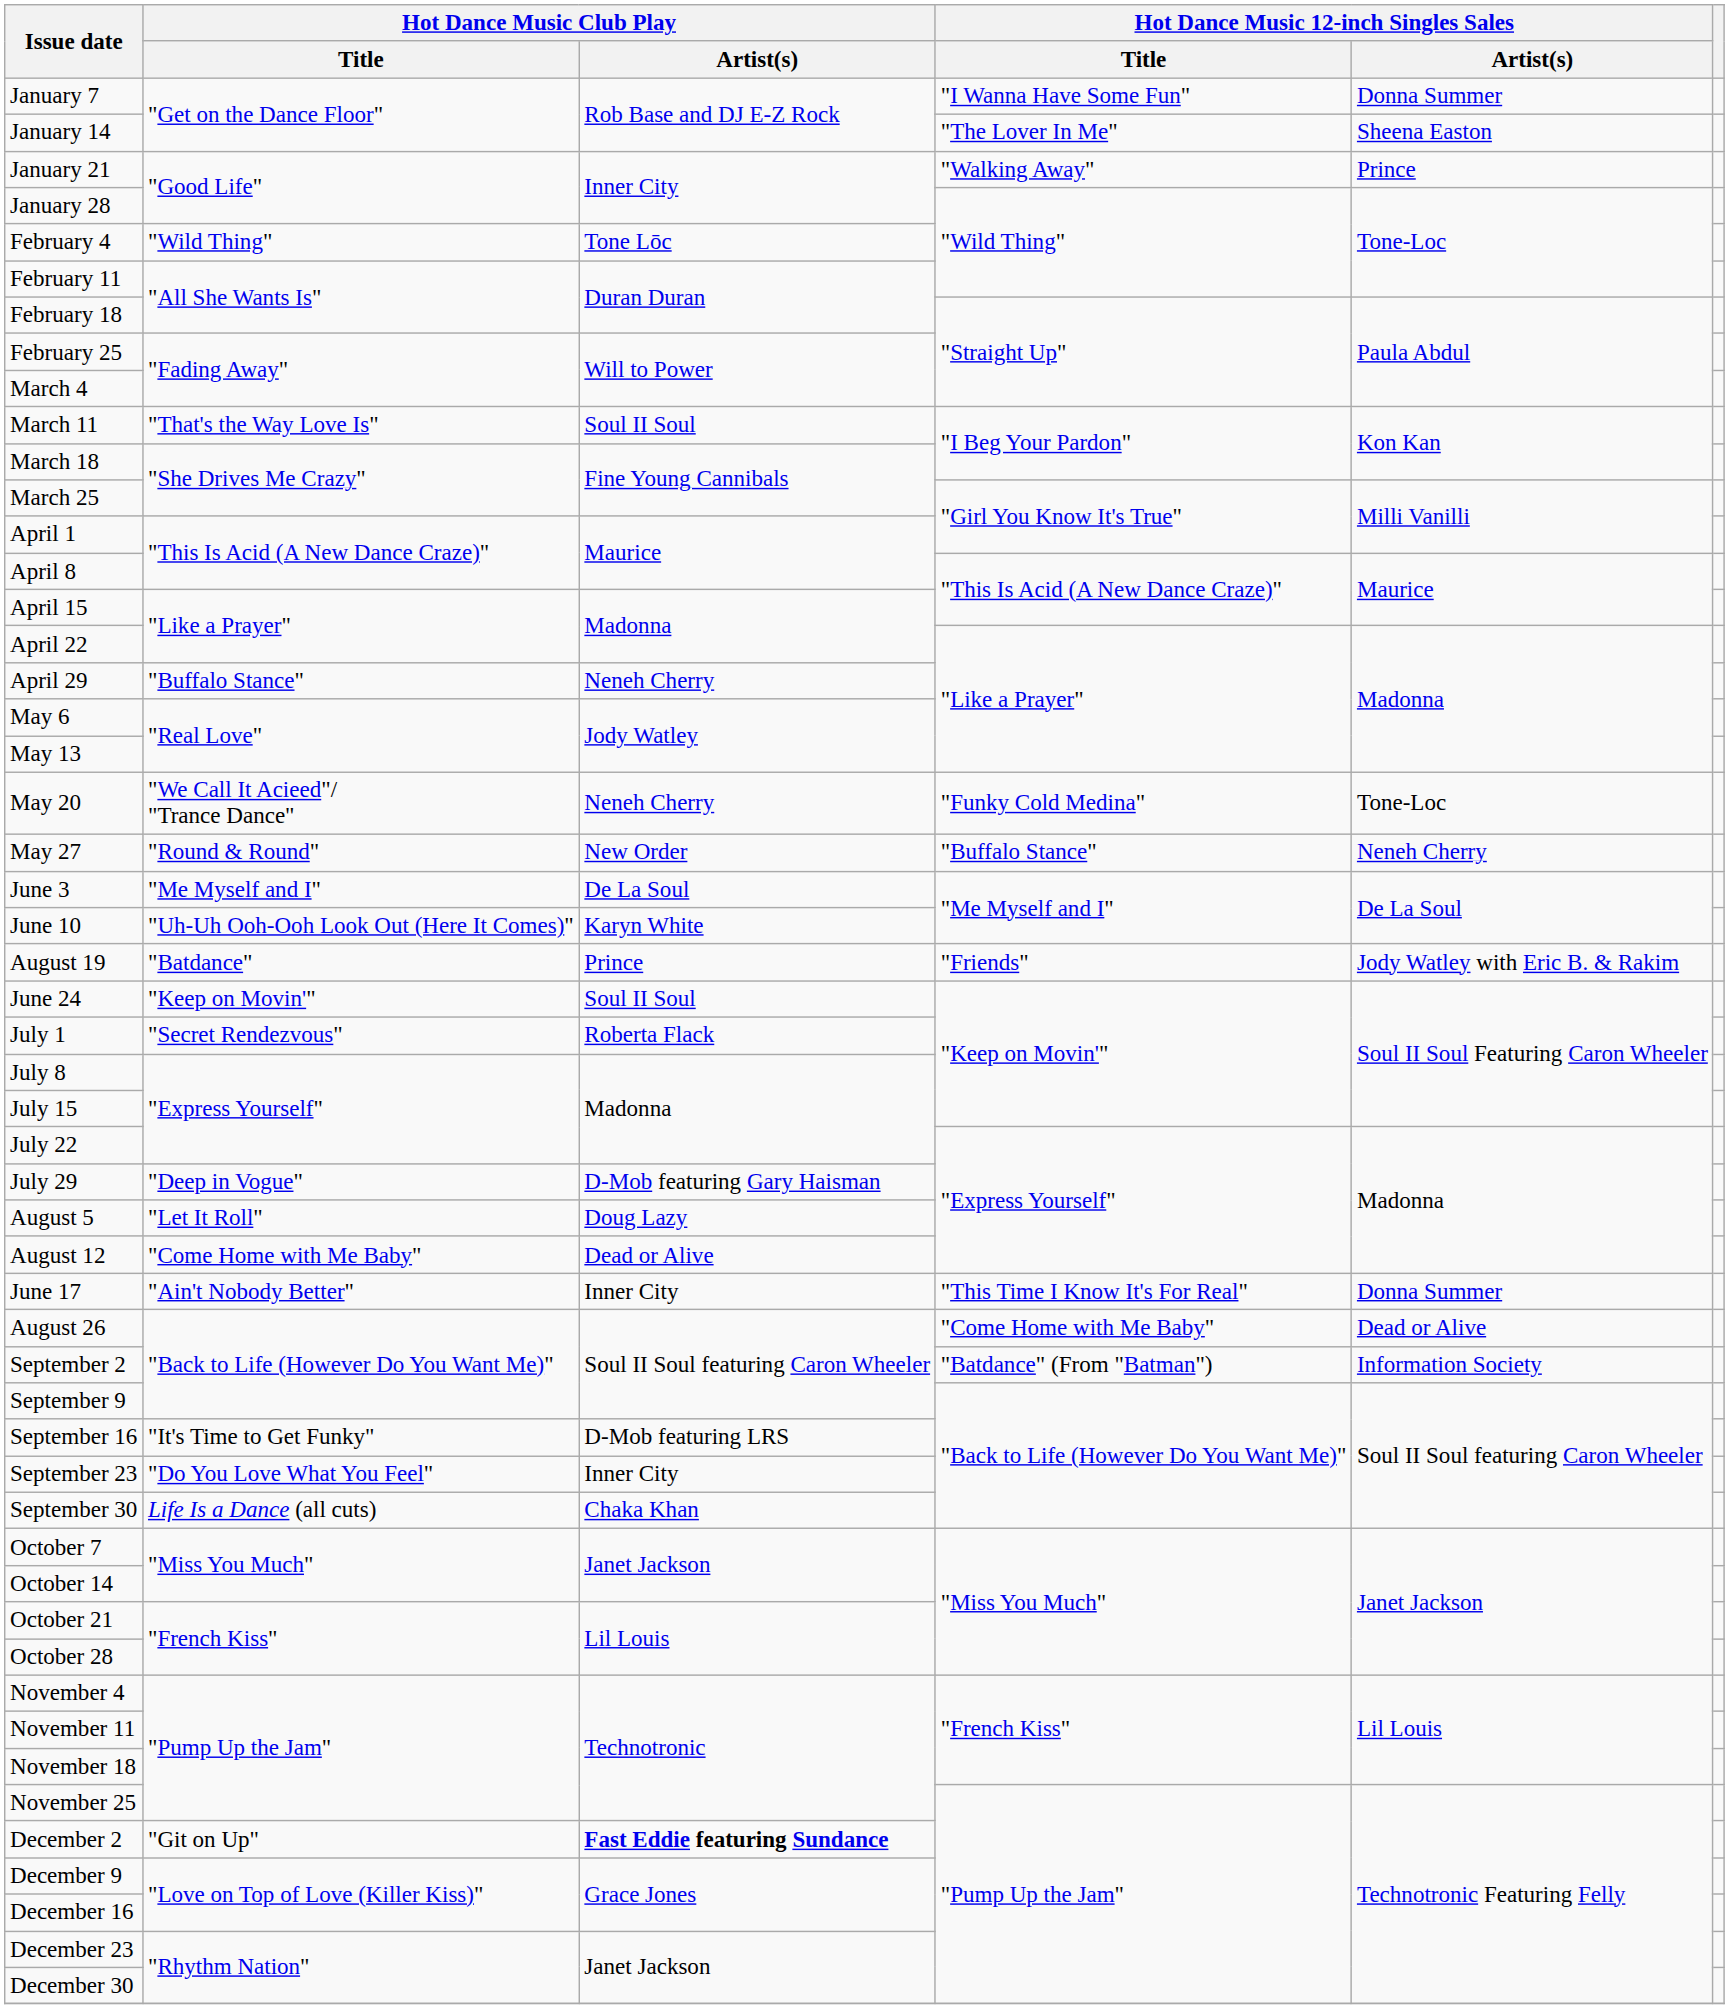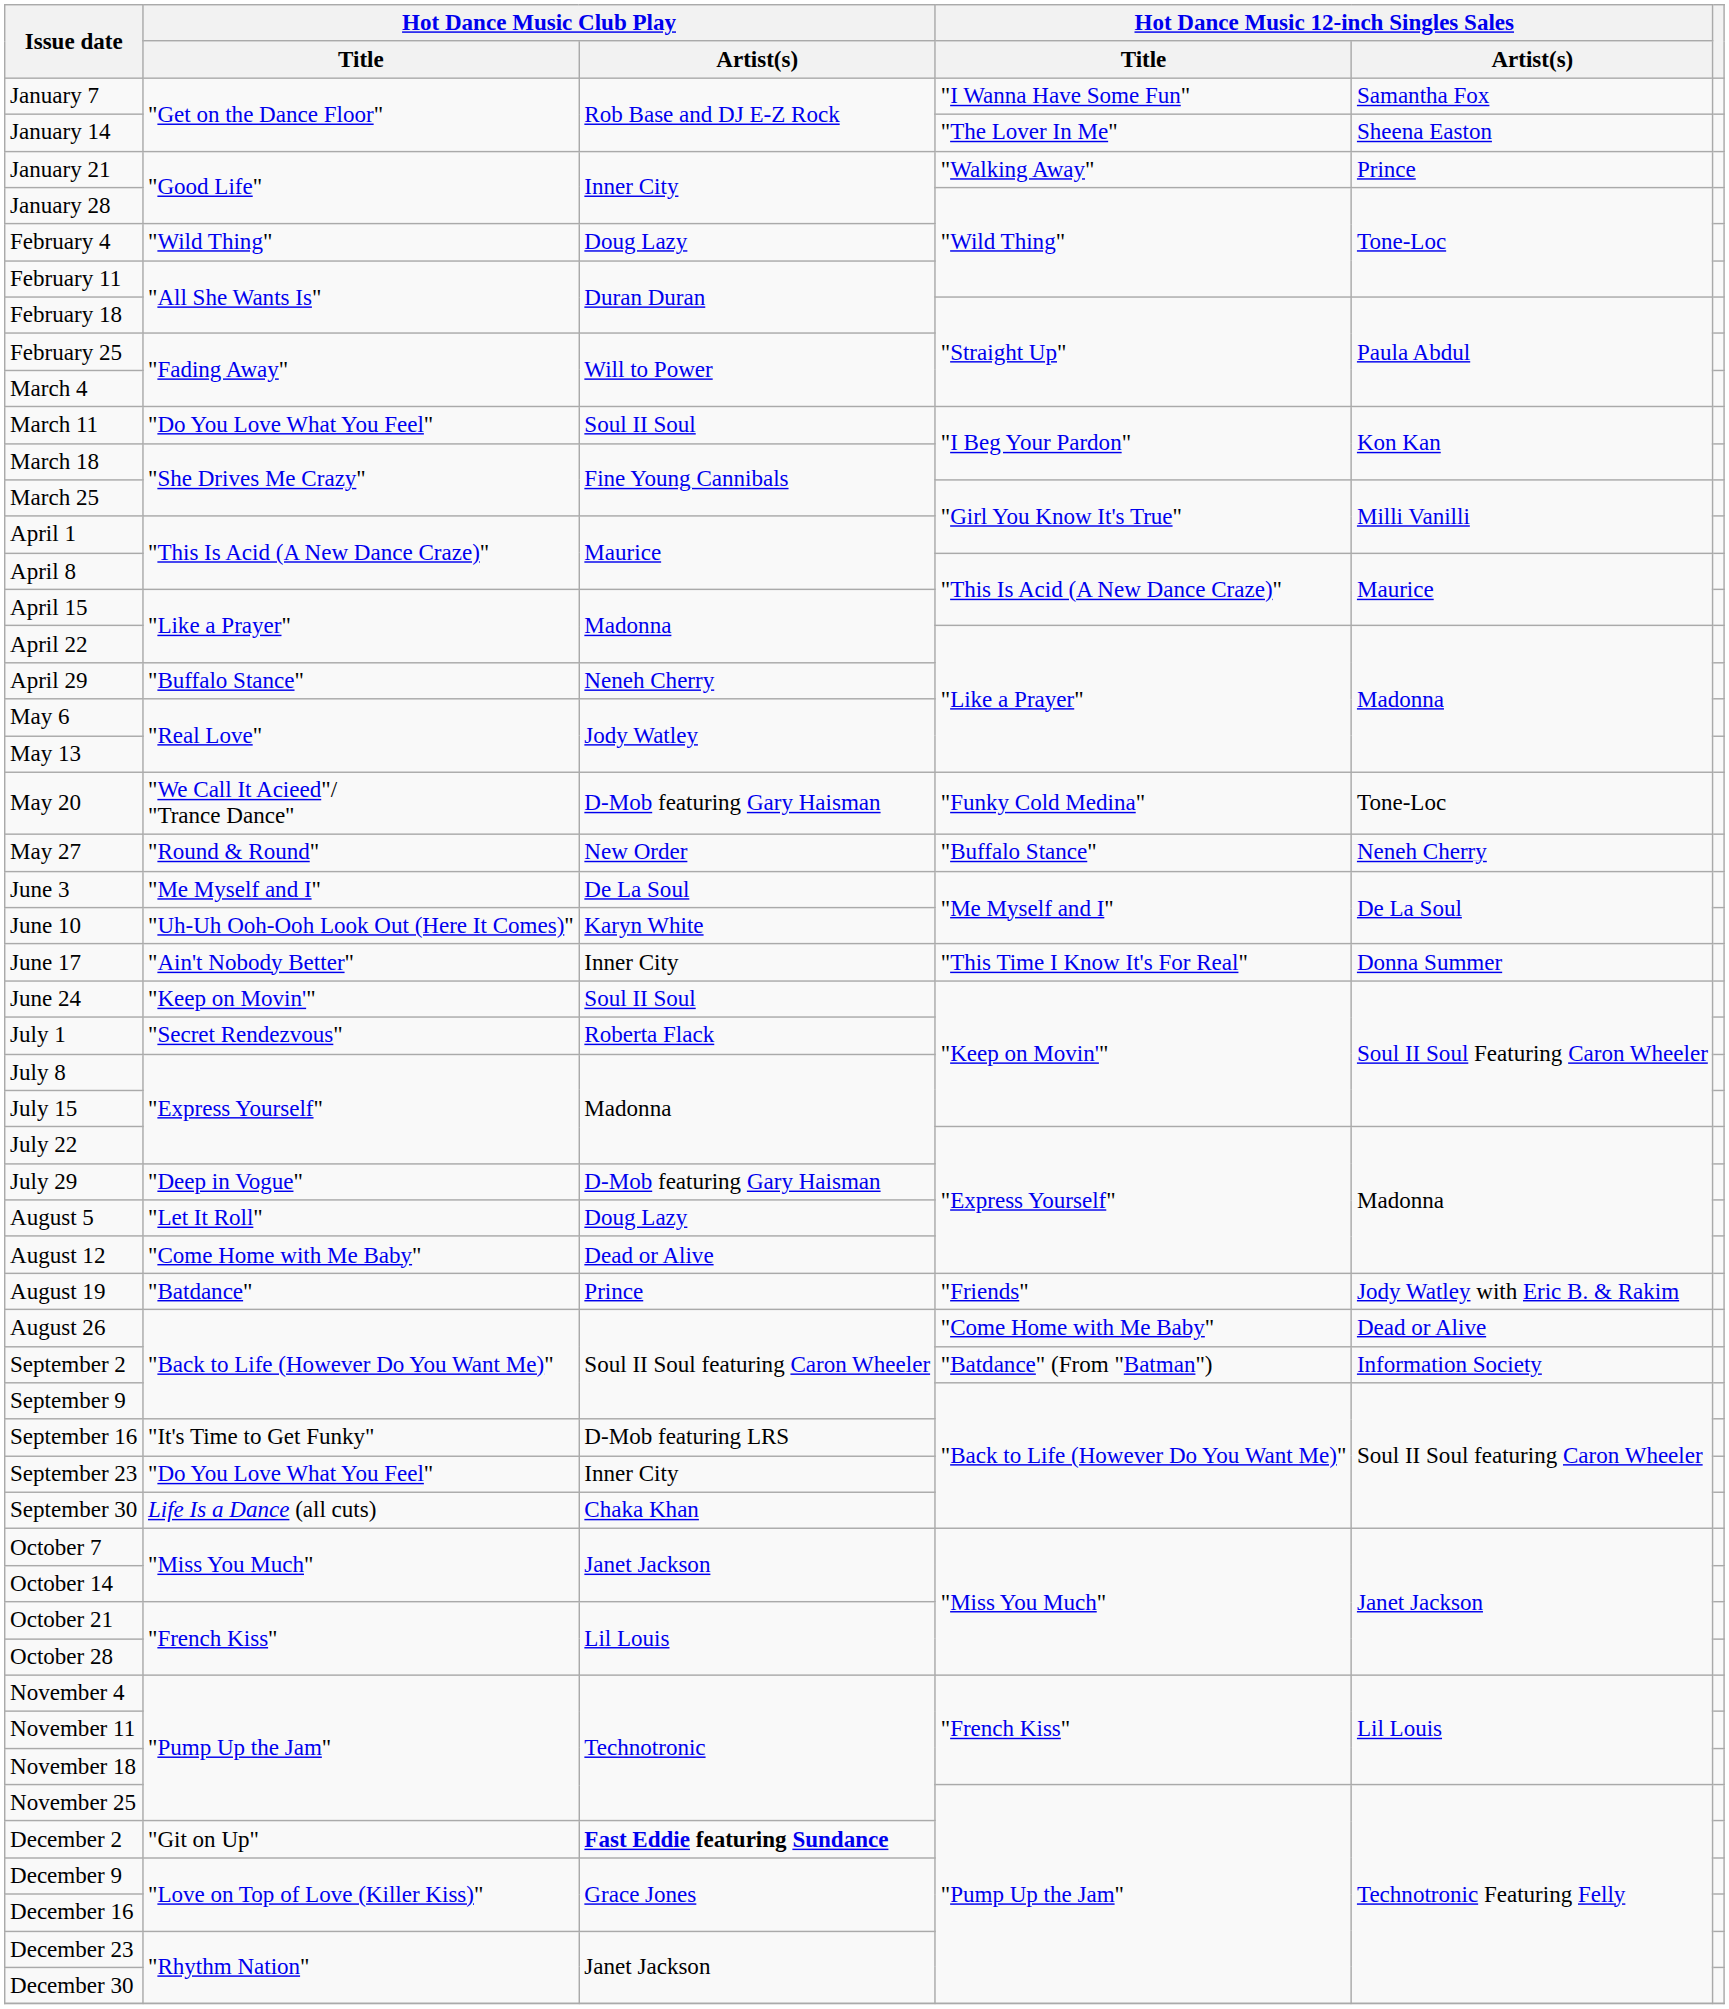(1430, 95) Donna Summer -> (1423, 95) Samantha Fox
(628, 242) Tone Lōc -> (636, 242) Doug Lazy
(263, 424) "That's the Way Love Is" -> (291, 424) "Do You Love What You Feel"
(649, 803) Neneh Cherry -> (732, 803) D-Mob featuring Gary Haisman
rows swapped: (46, 1291) <-> (58, 962)
